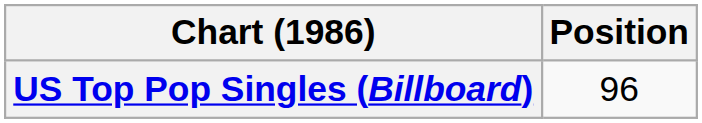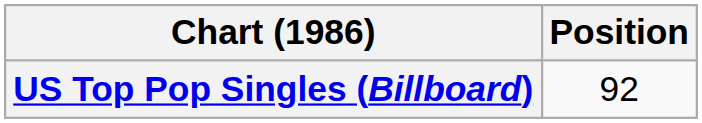(619, 88) 96 -> (619, 88) 92
